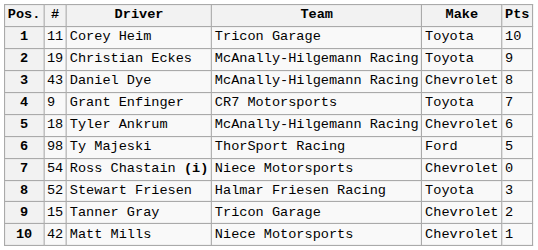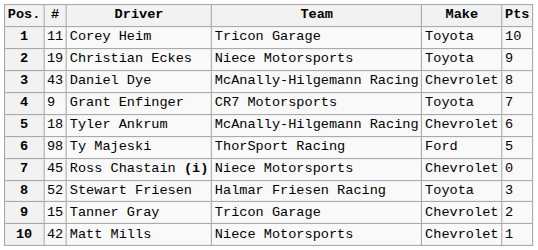(317, 60) McAnally-Hilgemann Racing -> (284, 60) Niece Motorsports
(55, 169) 54 -> (55, 169) 45
